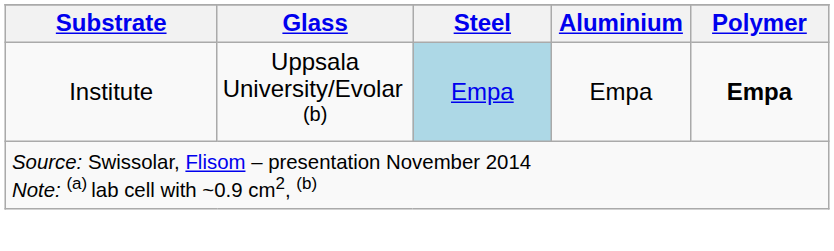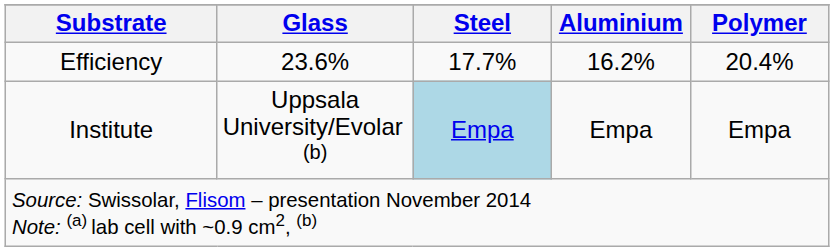+ row: (111, 61)
(759, 91) bold -> (759, 129) normal
